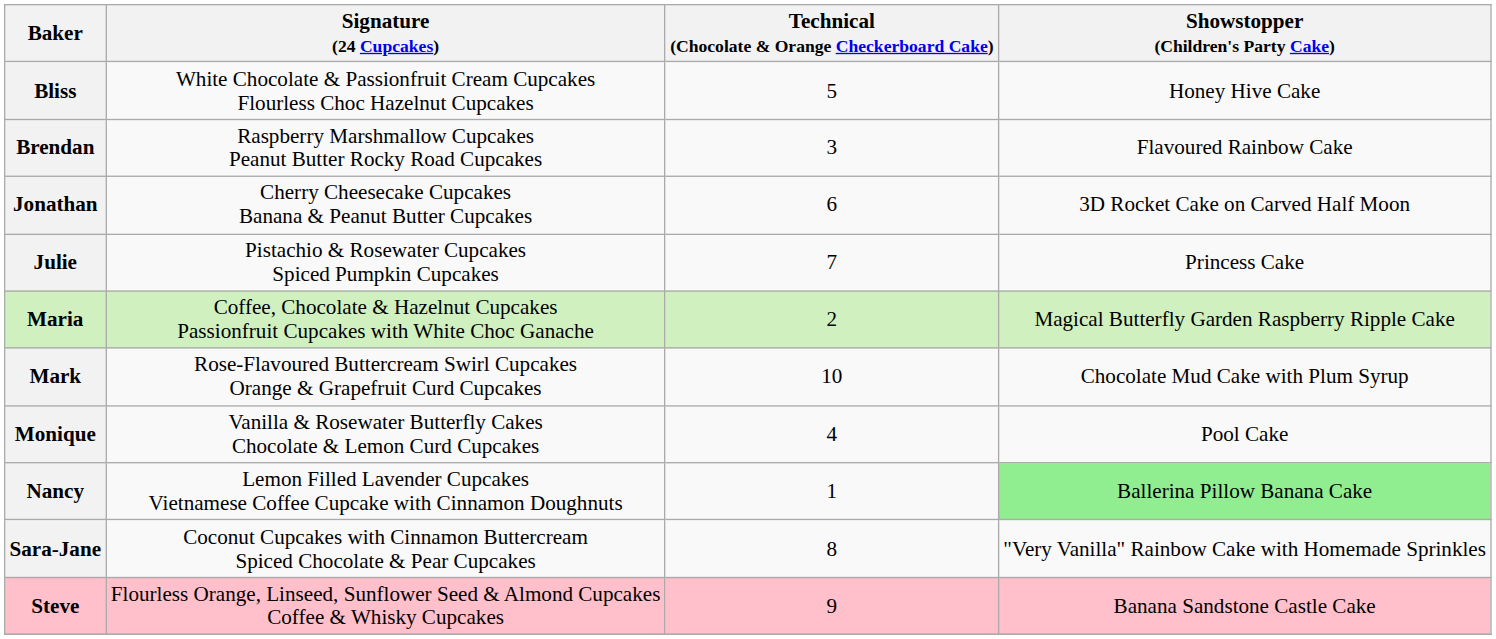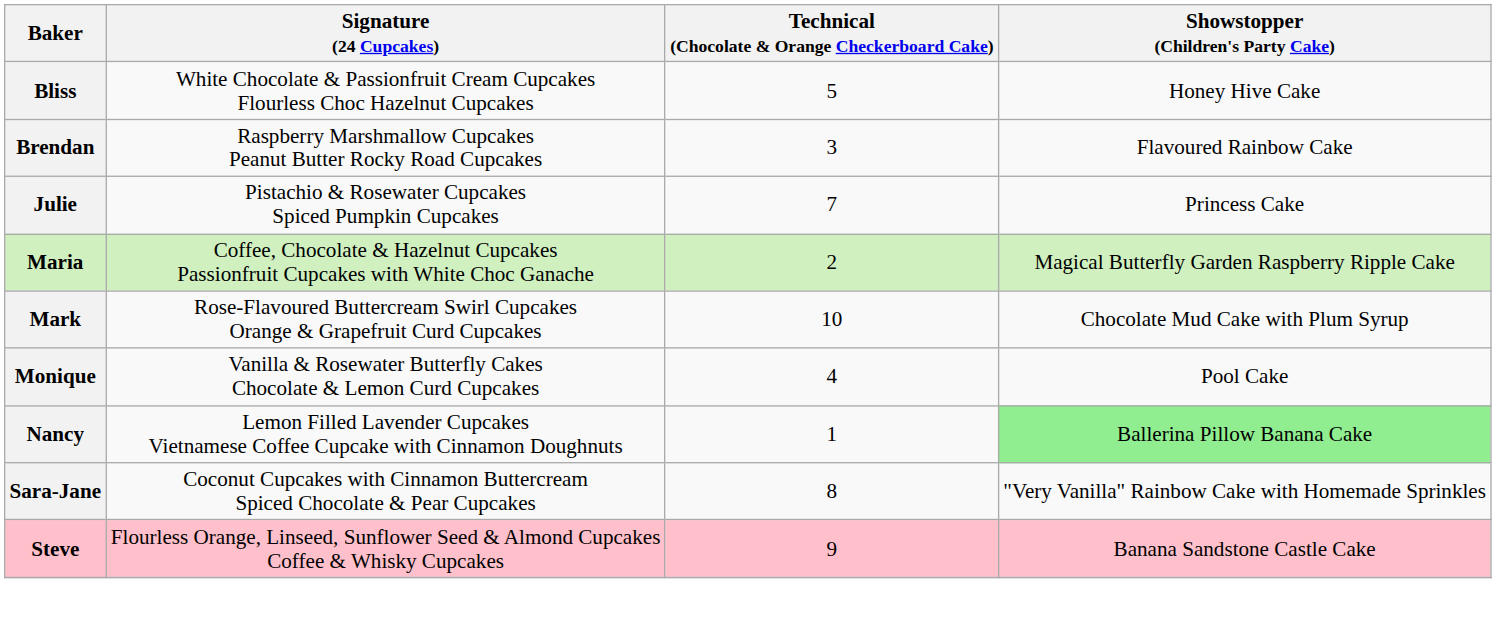- row: (55, 204)
